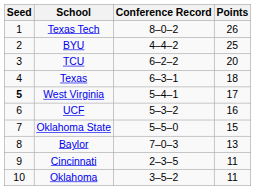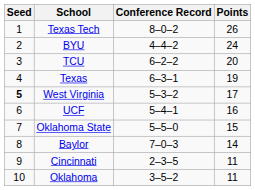(232, 45) 25 -> (232, 45) 24
(232, 78) 18 -> (232, 78) 19
(164, 95) 5–4–1 -> (164, 95) 5–3–2
(164, 111) 5–3–2 -> (164, 111) 5–4–1
(232, 144) 13 -> (232, 144) 14
